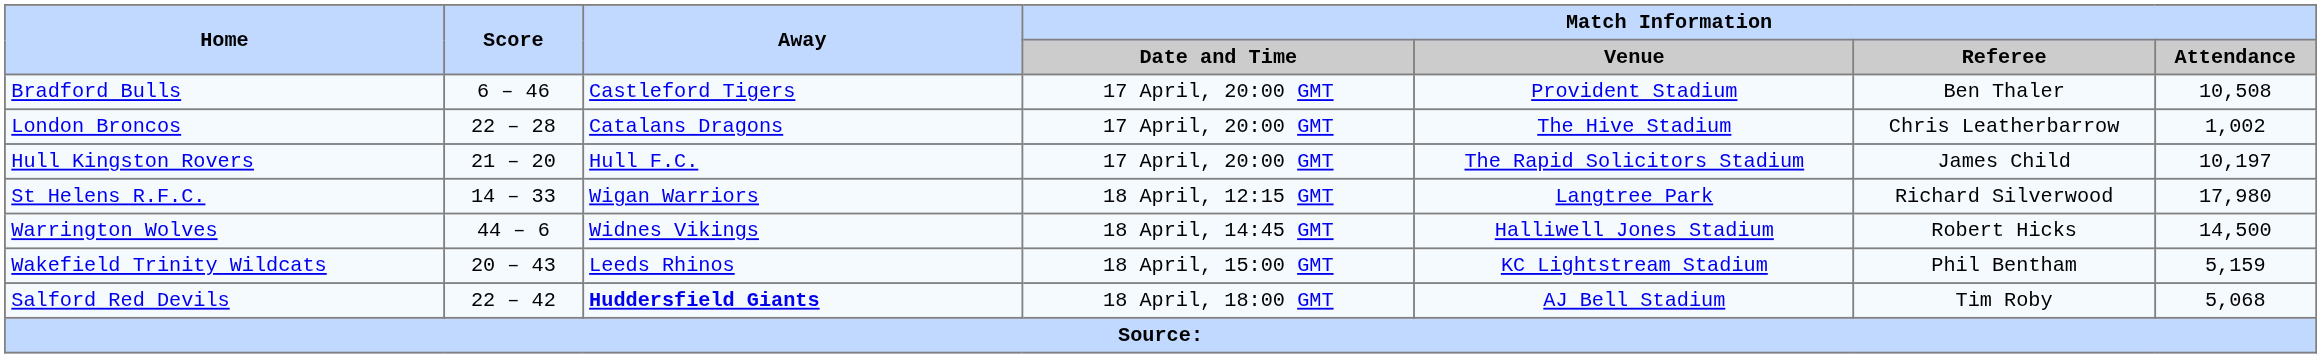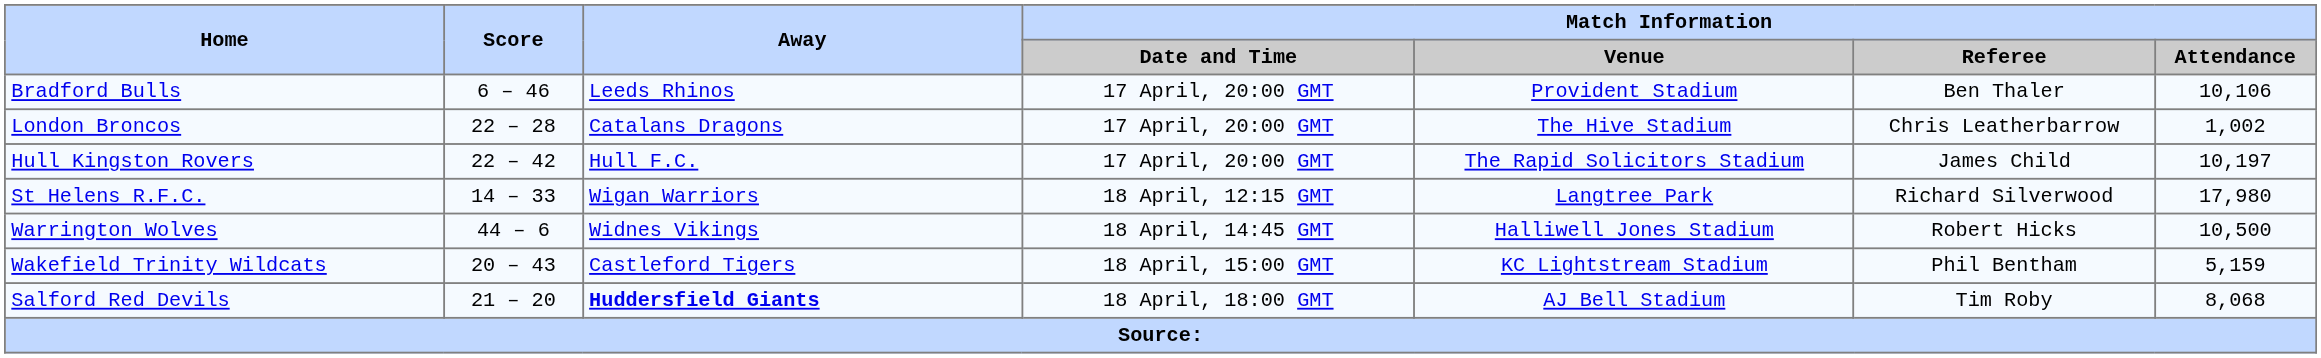(692, 92) Castleford Tigers -> (662, 92) Leeds Rhinos
(2235, 92) 10,508 -> (2235, 92) 10,106
(513, 161) 21 – 20 -> (513, 161) 22 – 42
(2235, 231) 14,500 -> (2235, 231) 10,500
(662, 266) Leeds Rhinos -> (692, 266) Castleford Tigers
(513, 300) 22 – 42 -> (513, 300) 21 – 20
(2235, 300) 5,068 -> (2235, 300) 8,068
